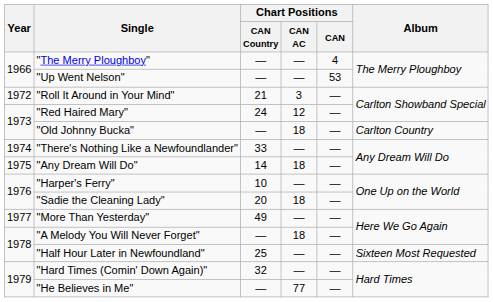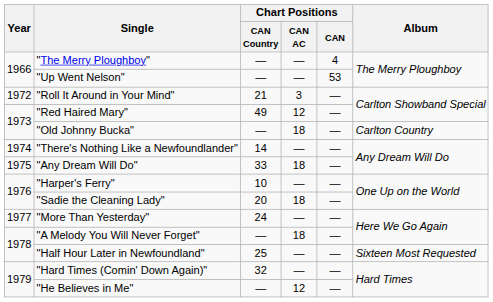(261, 113) 24 -> (261, 113) 49
(261, 148) 33 -> (261, 148) 14
(261, 165) 14 -> (261, 165) 33
(261, 218) 49 -> (261, 218) 24
(299, 288) 77 -> (299, 288) 12
